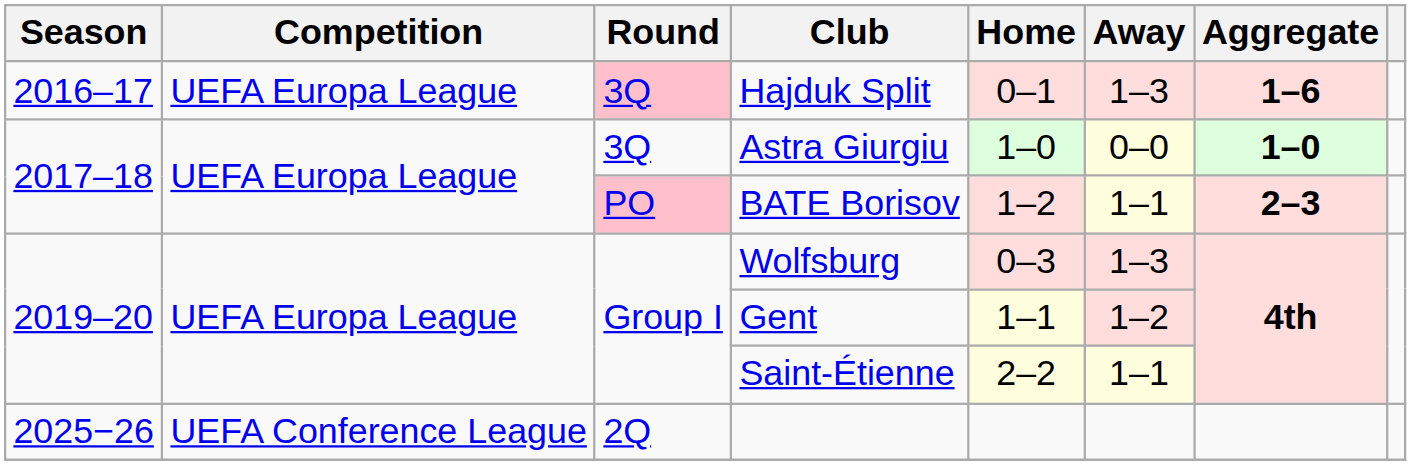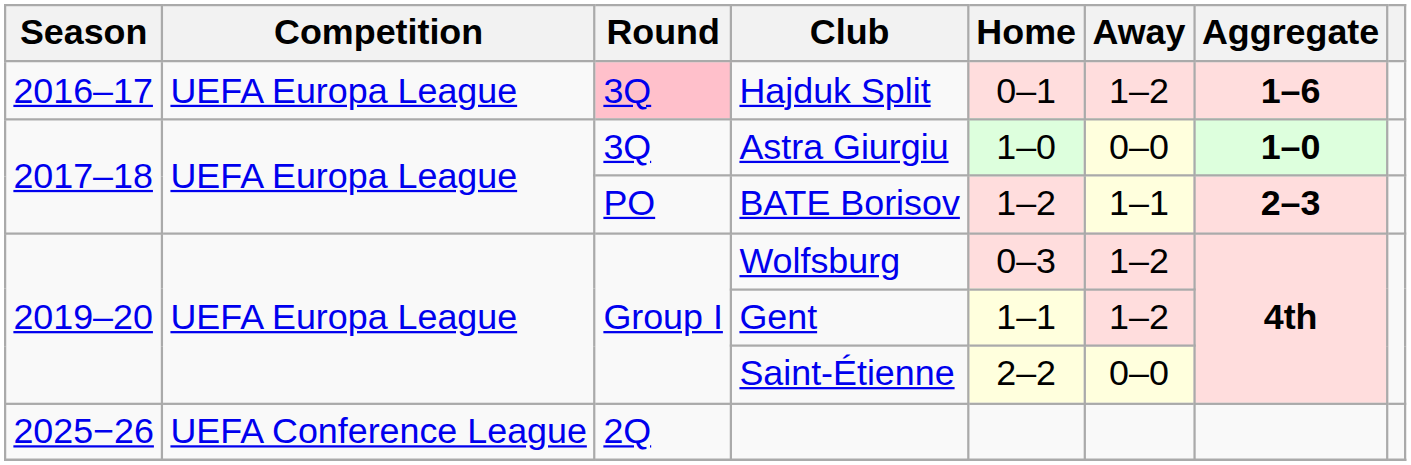(1139, 89) 1–3 -> (1139, 89) 1–2
(629, 203) pink background -> (629, 203) no background
(1139, 260) 1–3 -> (1139, 260) 1–2
(1139, 373) 1–1 -> (1139, 373) 0–0
